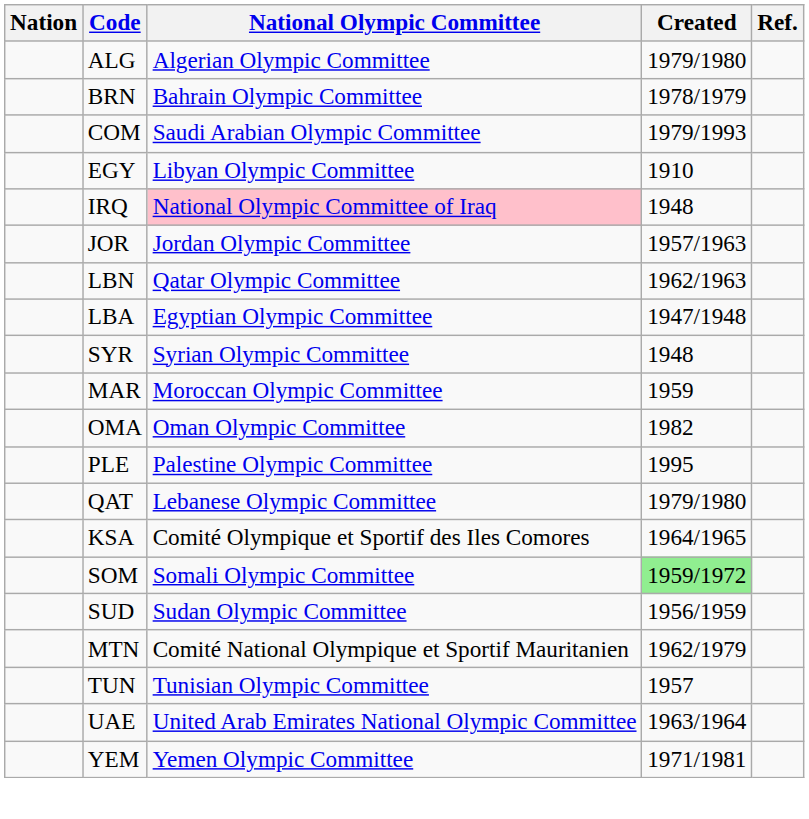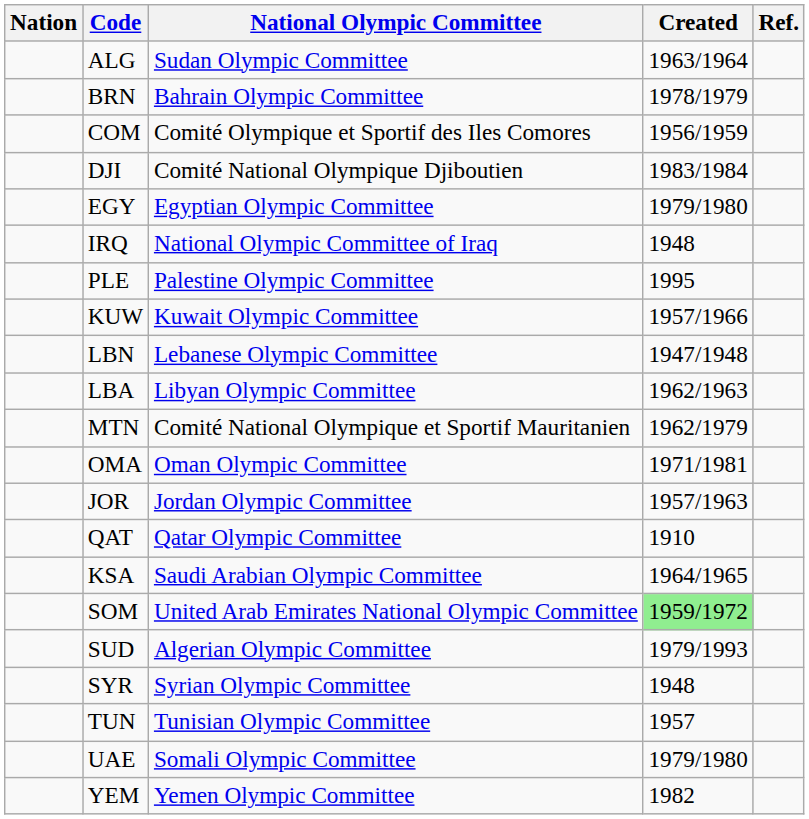(291, 59) Algerian Olympic Committee -> (281, 59) Sudan Olympic Committee
(697, 59) 1979/1980 -> (698, 59) 1963/1964
(317, 133) Saudi Arabian Olympic Committee -> (372, 133) Comité Olympique et Sportif des Iles Comores
(697, 133) 1979/1993 -> (698, 133) 1956/1959
+ row: (105, 170)
(283, 170) Libyan Olympic Committee -> (294, 206) Egyptian Olympic Committee
(670, 170) 1910 -> (698, 206) 1979/1980
(325, 206) pink background -> (326, 243) no background
rows swapped: (108, 243) <-> (108, 464)
+ row: (116, 317)
(276, 280) Qatar Olympic Committee -> (296, 354) Lebanese Olympic Committee
(697, 280) 1962/1963 -> (698, 354) 1947/1948
(292, 317) Egyptian Olympic Committee -> (285, 390) Libyan Olympic Committee
(697, 317) 1947/1948 -> (698, 390) 1962/1963
rows swapped: (114, 648) <-> (110, 354)
- row: (114, 390)
(670, 427) 1982 -> (698, 464) 1971/1981
(294, 501) Lebanese Olympic Committee -> (278, 538) Qatar Olympic Committee
(697, 501) 1979/1980 -> (672, 538) 1910
(371, 538) Comité Olympique et Sportif des Iles Comores -> (318, 574) Saudi Arabian Olympic Committee
(283, 574) Somali Olympic Committee -> (396, 611) United Arab Emirates National Olympic Committee
(280, 611) Sudan Olympic Committee -> (292, 648) Algerian Olympic Committee
(697, 611) 1956/1959 -> (698, 648) 1979/1993
(395, 721) United Arab Emirates National Olympic Committee -> (285, 758) Somali Olympic Committee
(697, 721) 1963/1964 -> (698, 758) 1979/1980
(697, 758) 1971/1981 -> (672, 795) 1982
